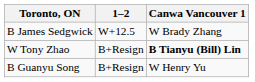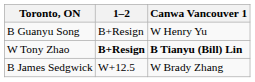rows swapped: (43, 67) <-> (50, 31)
(121, 49) normal -> (121, 49) bold
